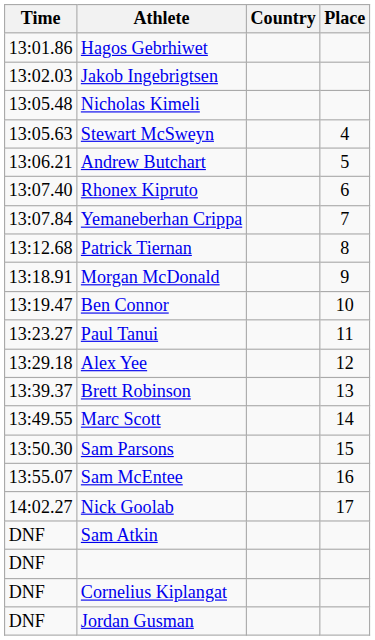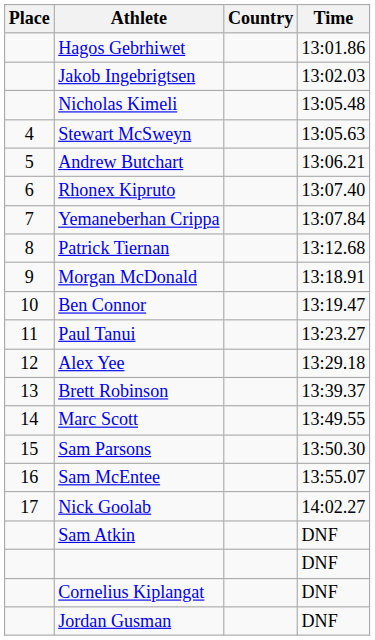columns swapped: (345, 18) <-> (41, 18)
